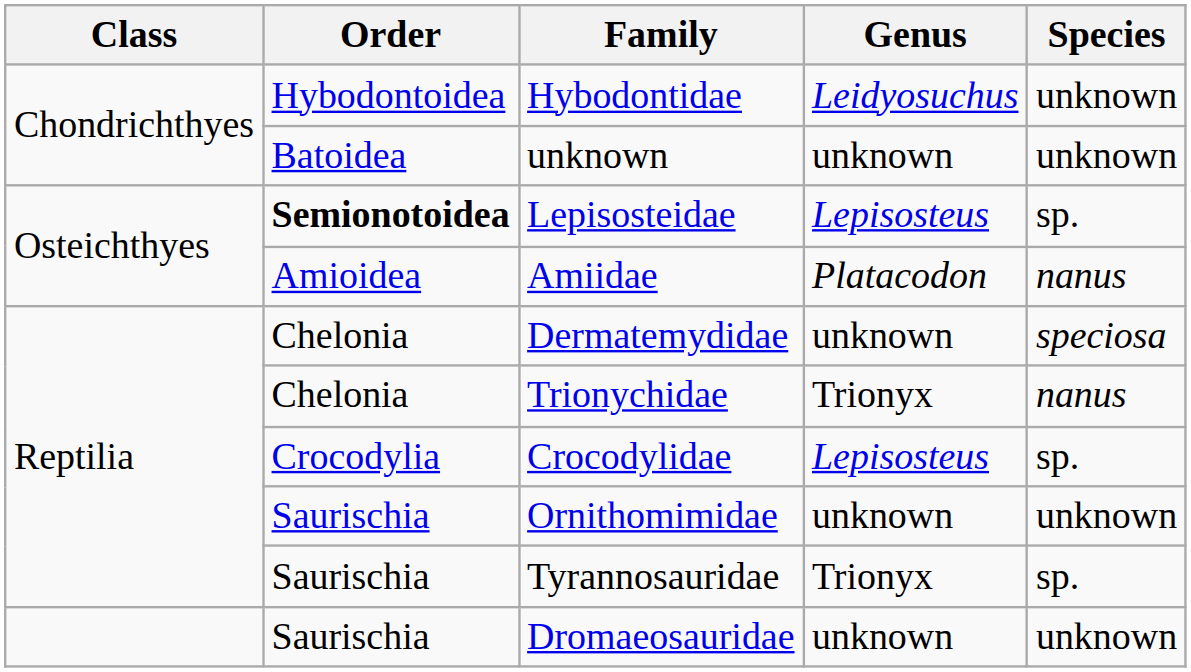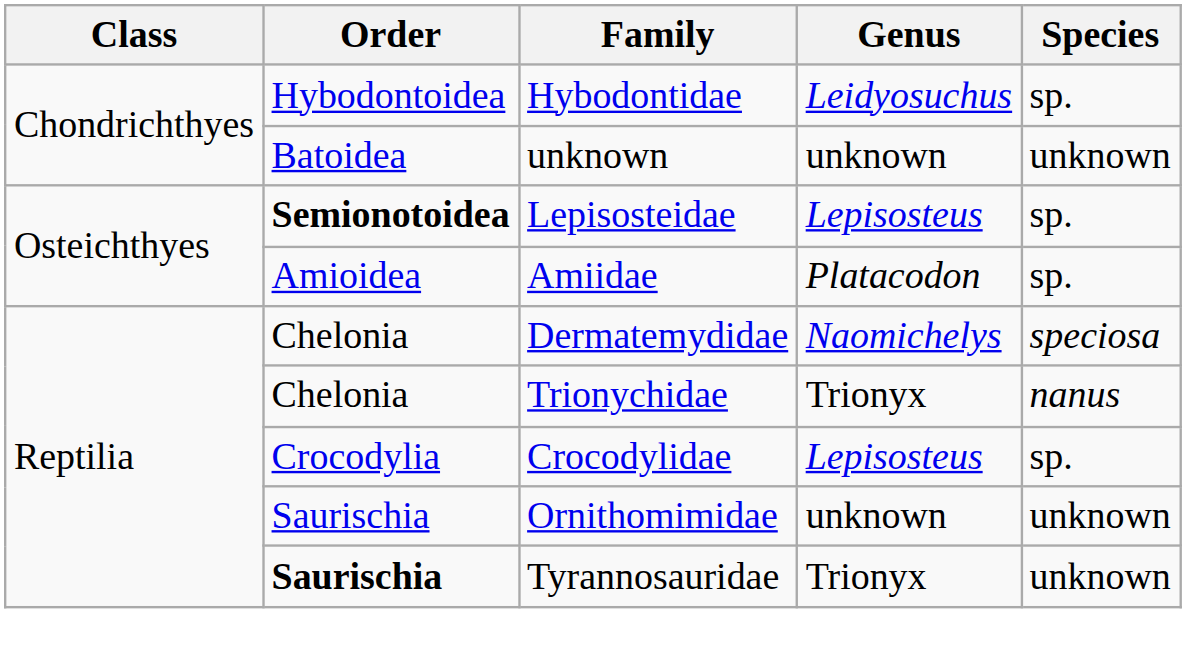(1107, 94) unknown -> (1051, 94) sp.
(1081, 275) nanus -> (1051, 275) sp.
(883, 335) unknown -> (904, 335) Naomichelys
(351, 575) normal -> (357, 575) bold
(1058, 575) sp. -> (1100, 575) unknown
- row: (661, 635)
